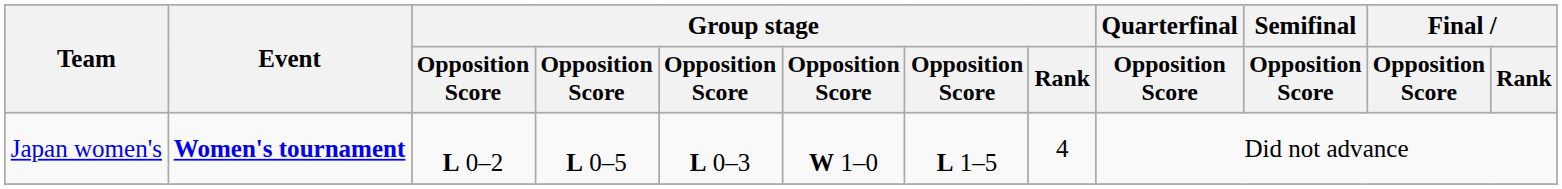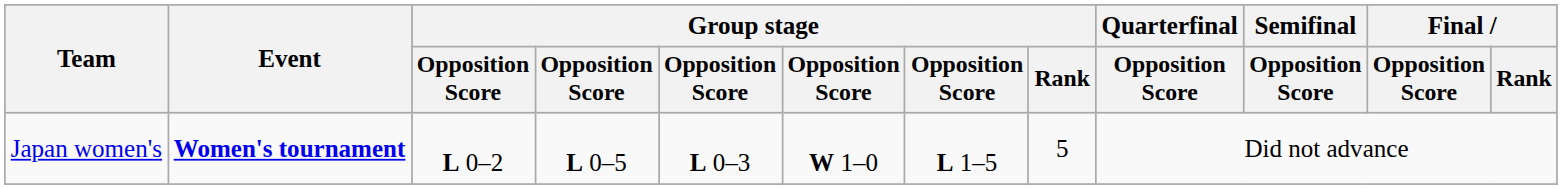(1062, 148) 4 -> (1062, 148) 5
